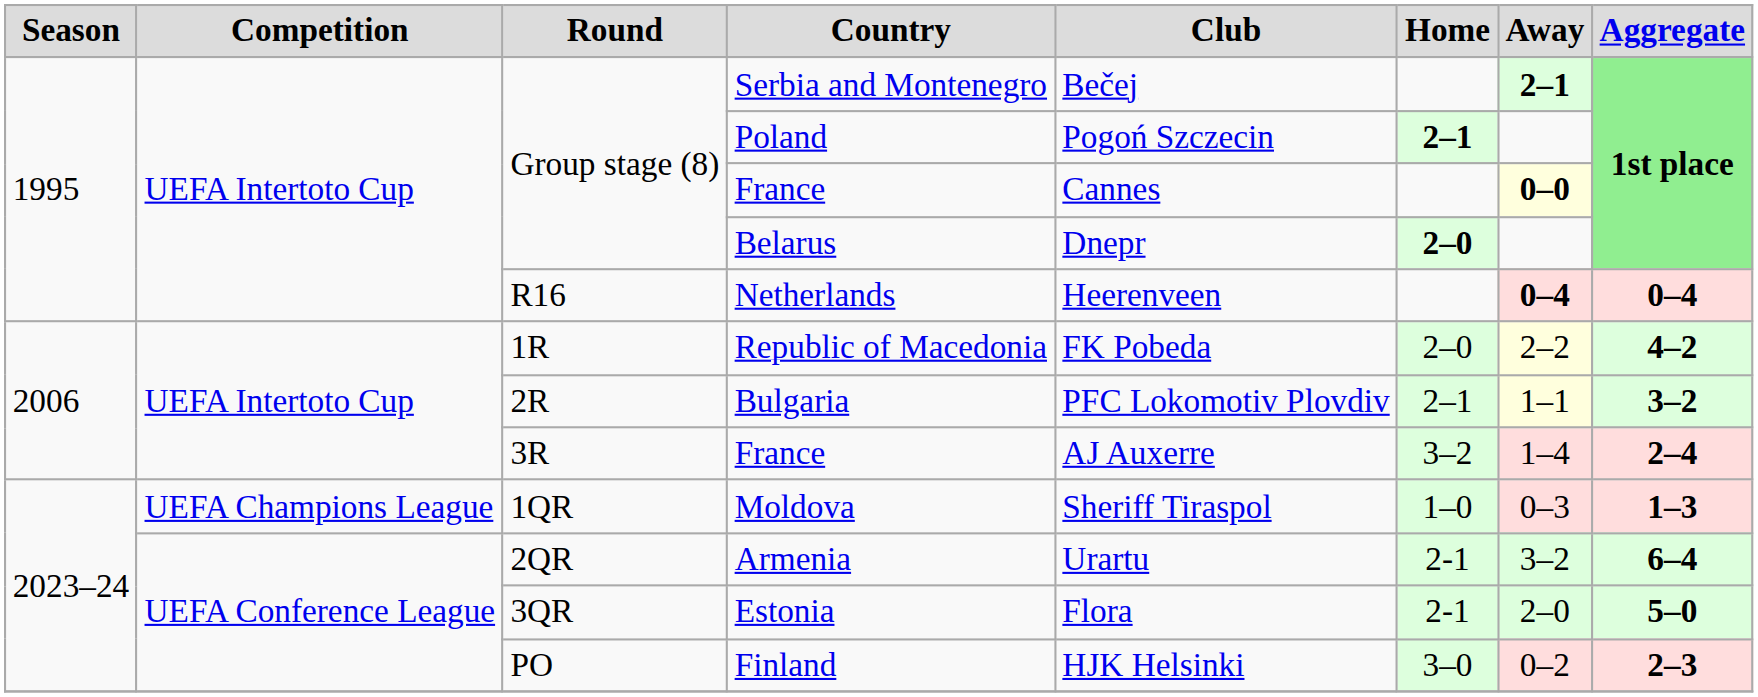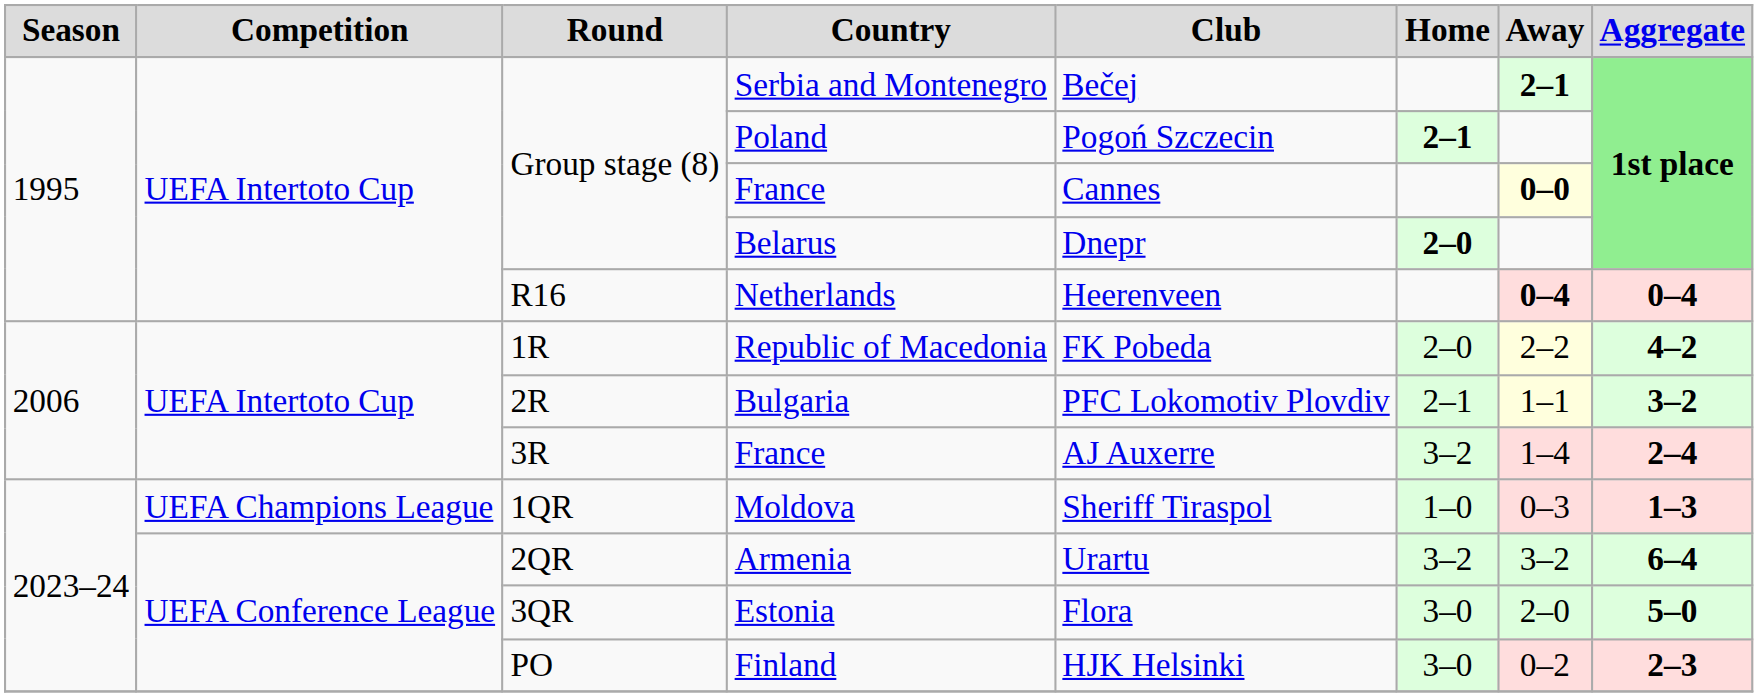(1448, 558) 2-1 -> (1448, 558) 3–2
(1448, 611) 2-1 -> (1448, 611) 3–0
